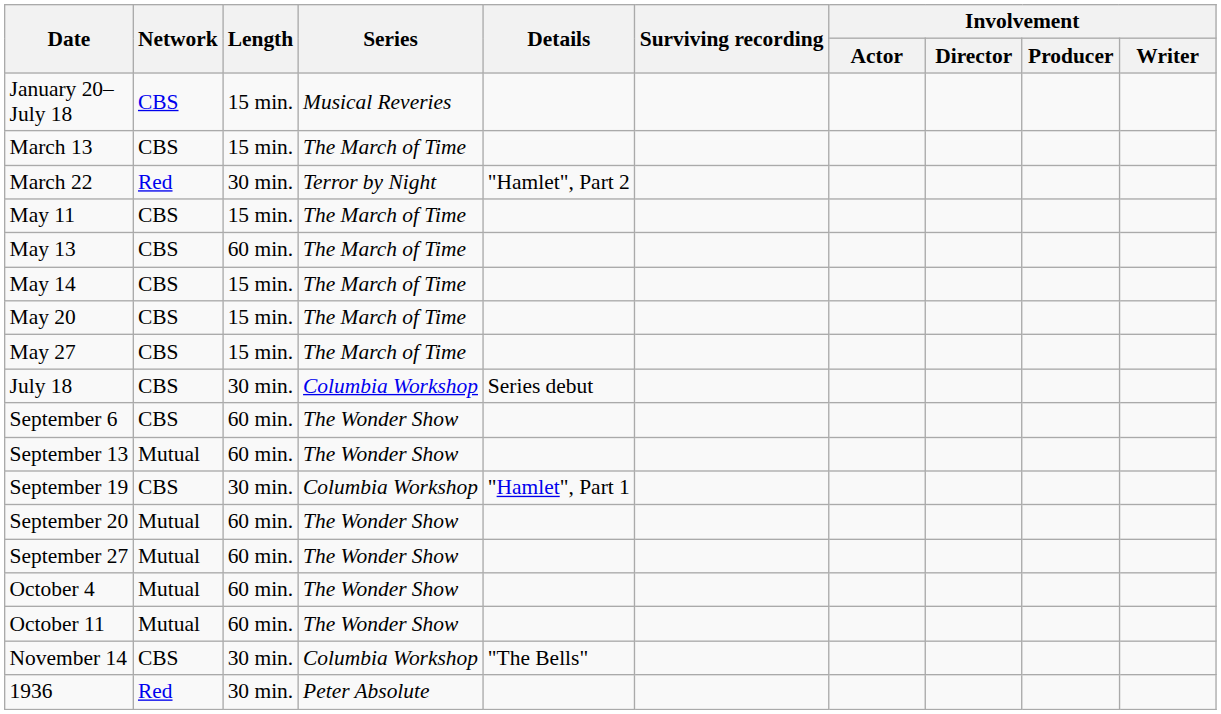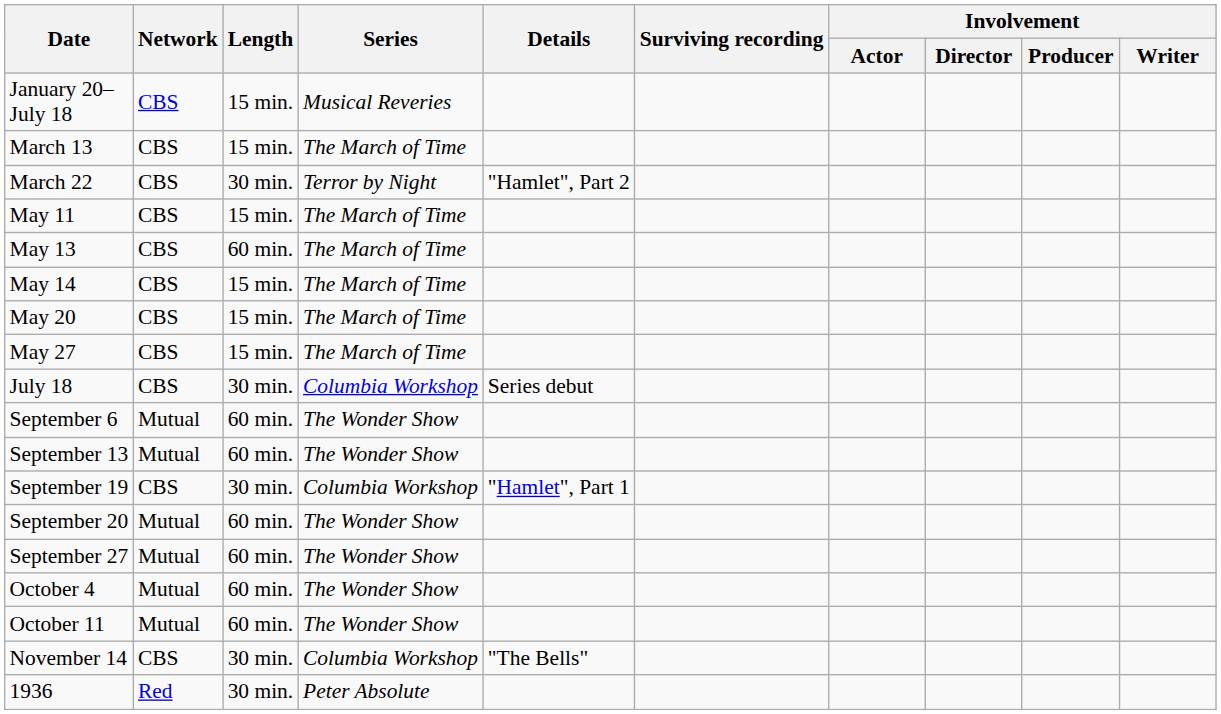(155, 181) Red -> (158, 181) CBS
(158, 419) CBS -> (169, 419) Mutual
